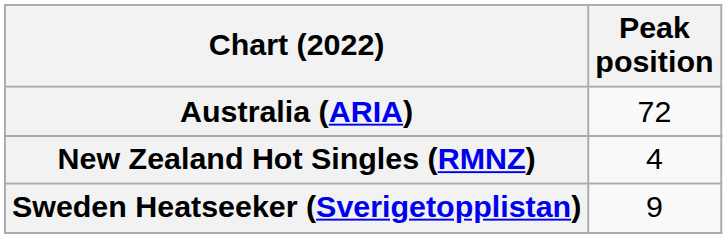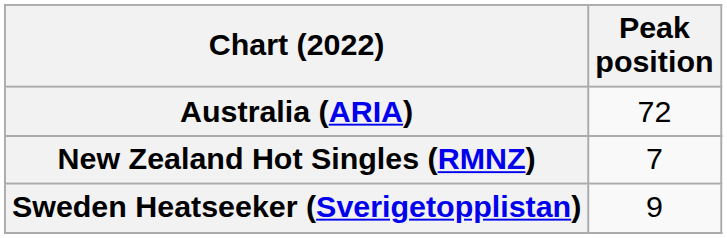(654, 159) 4 -> (654, 159) 7
